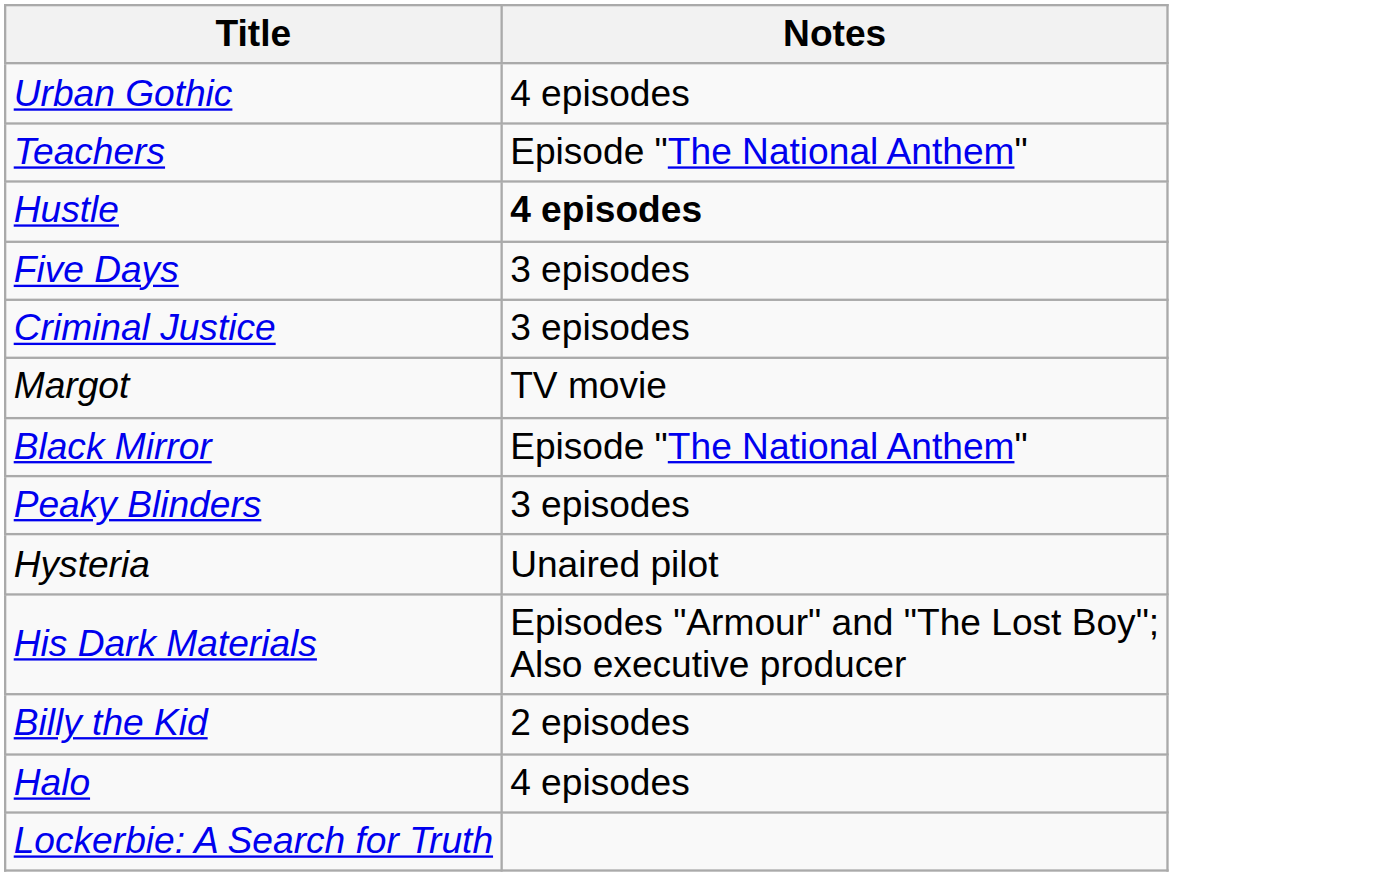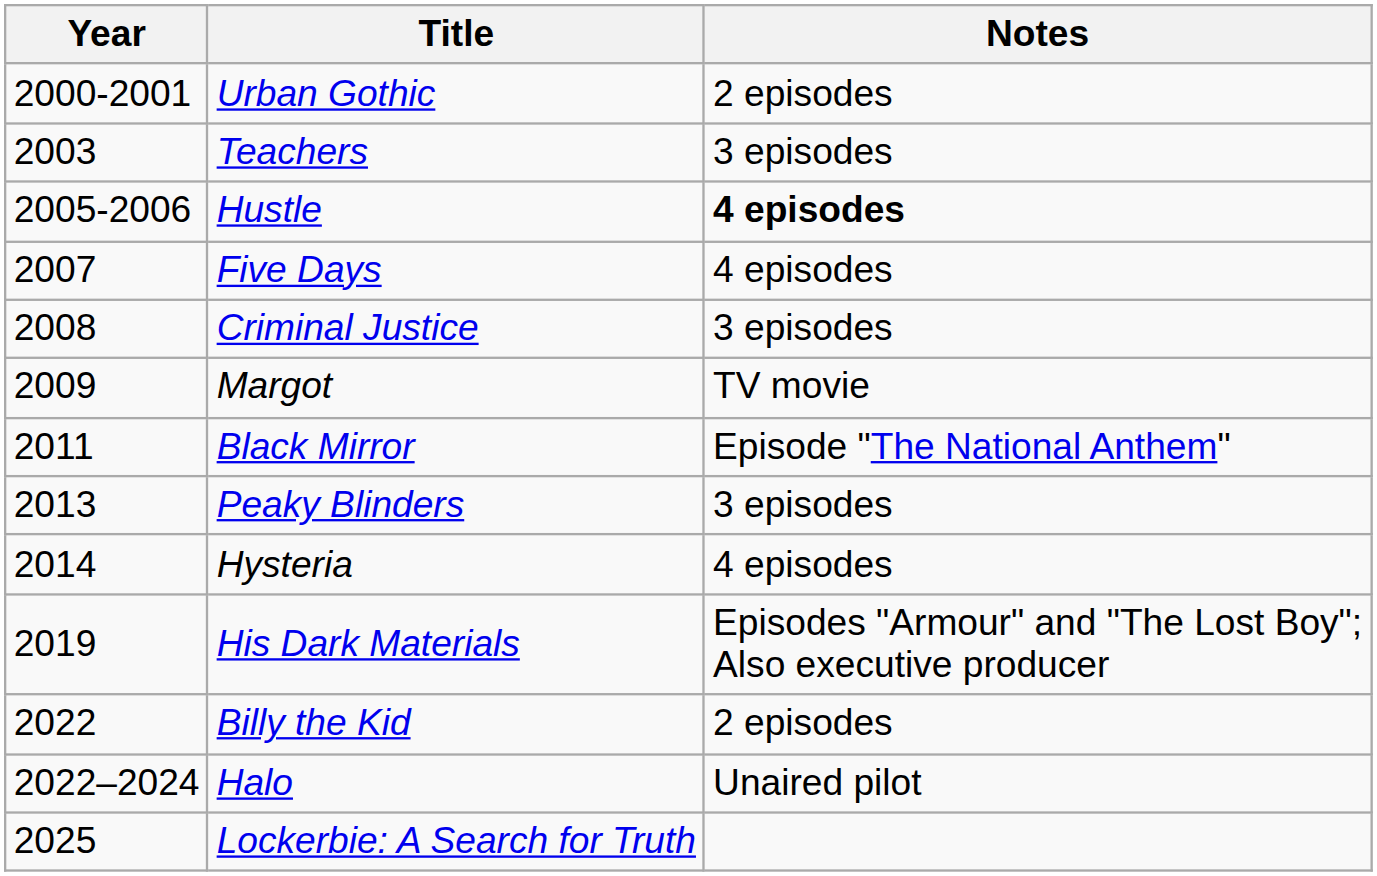+ column: (107, 33)
(600, 92) 4 episodes -> (803, 92) 2 episodes
(769, 151) Episode "The National Anthem" -> (803, 151) 3 episodes
(600, 269) 3 episodes -> (803, 269) 4 episodes
(614, 563) Unaired pilot -> (803, 563) 4 episodes
(600, 782) 4 episodes -> (817, 782) Unaired pilot
